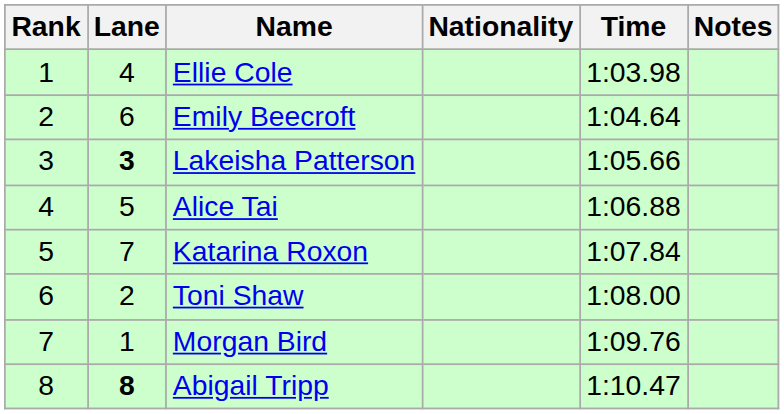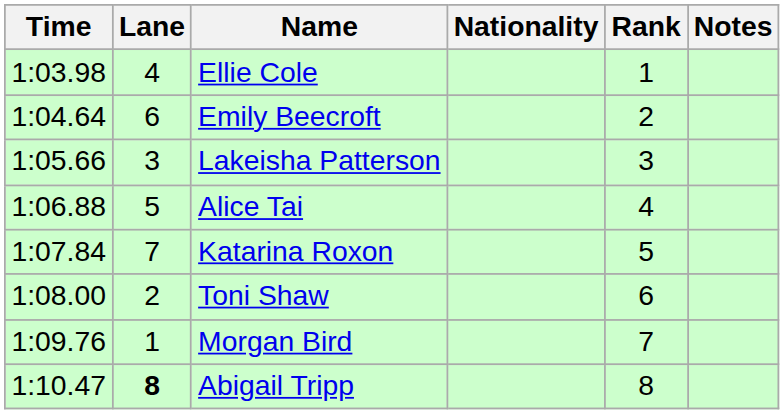columns swapped: (46, 26) <-> (633, 26)
(127, 161) bold -> (152, 161) normal
